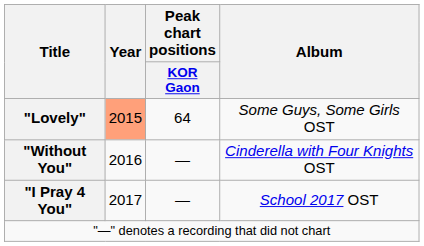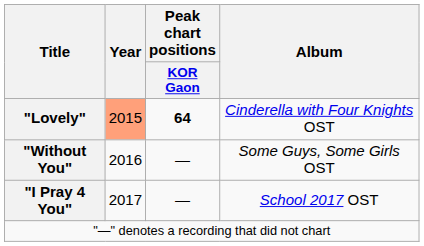(182, 119) normal -> (182, 119) bold
(319, 119) Some Guys, Some Girls OST -> (319, 119) Cinderella with Four Knights OST
(319, 159) Cinderella with Four Knights OST -> (319, 159) Some Guys, Some Girls OST
